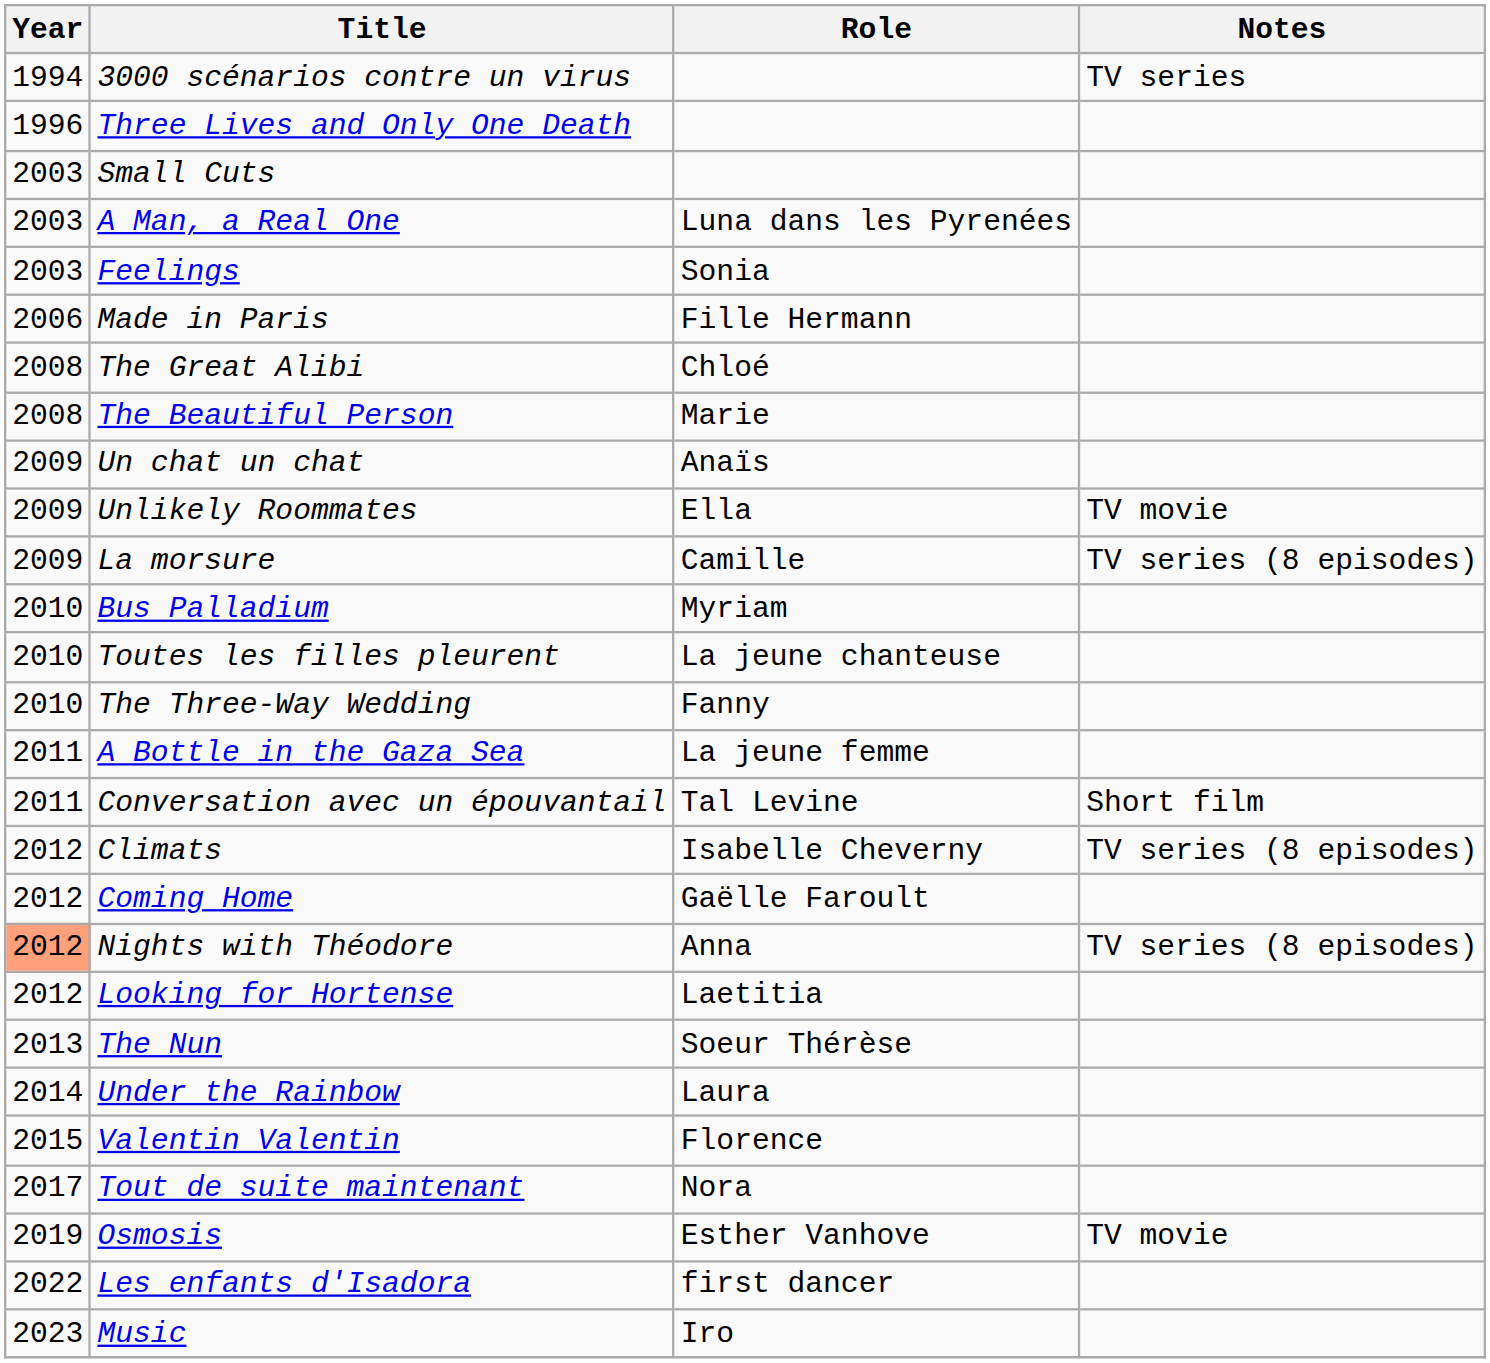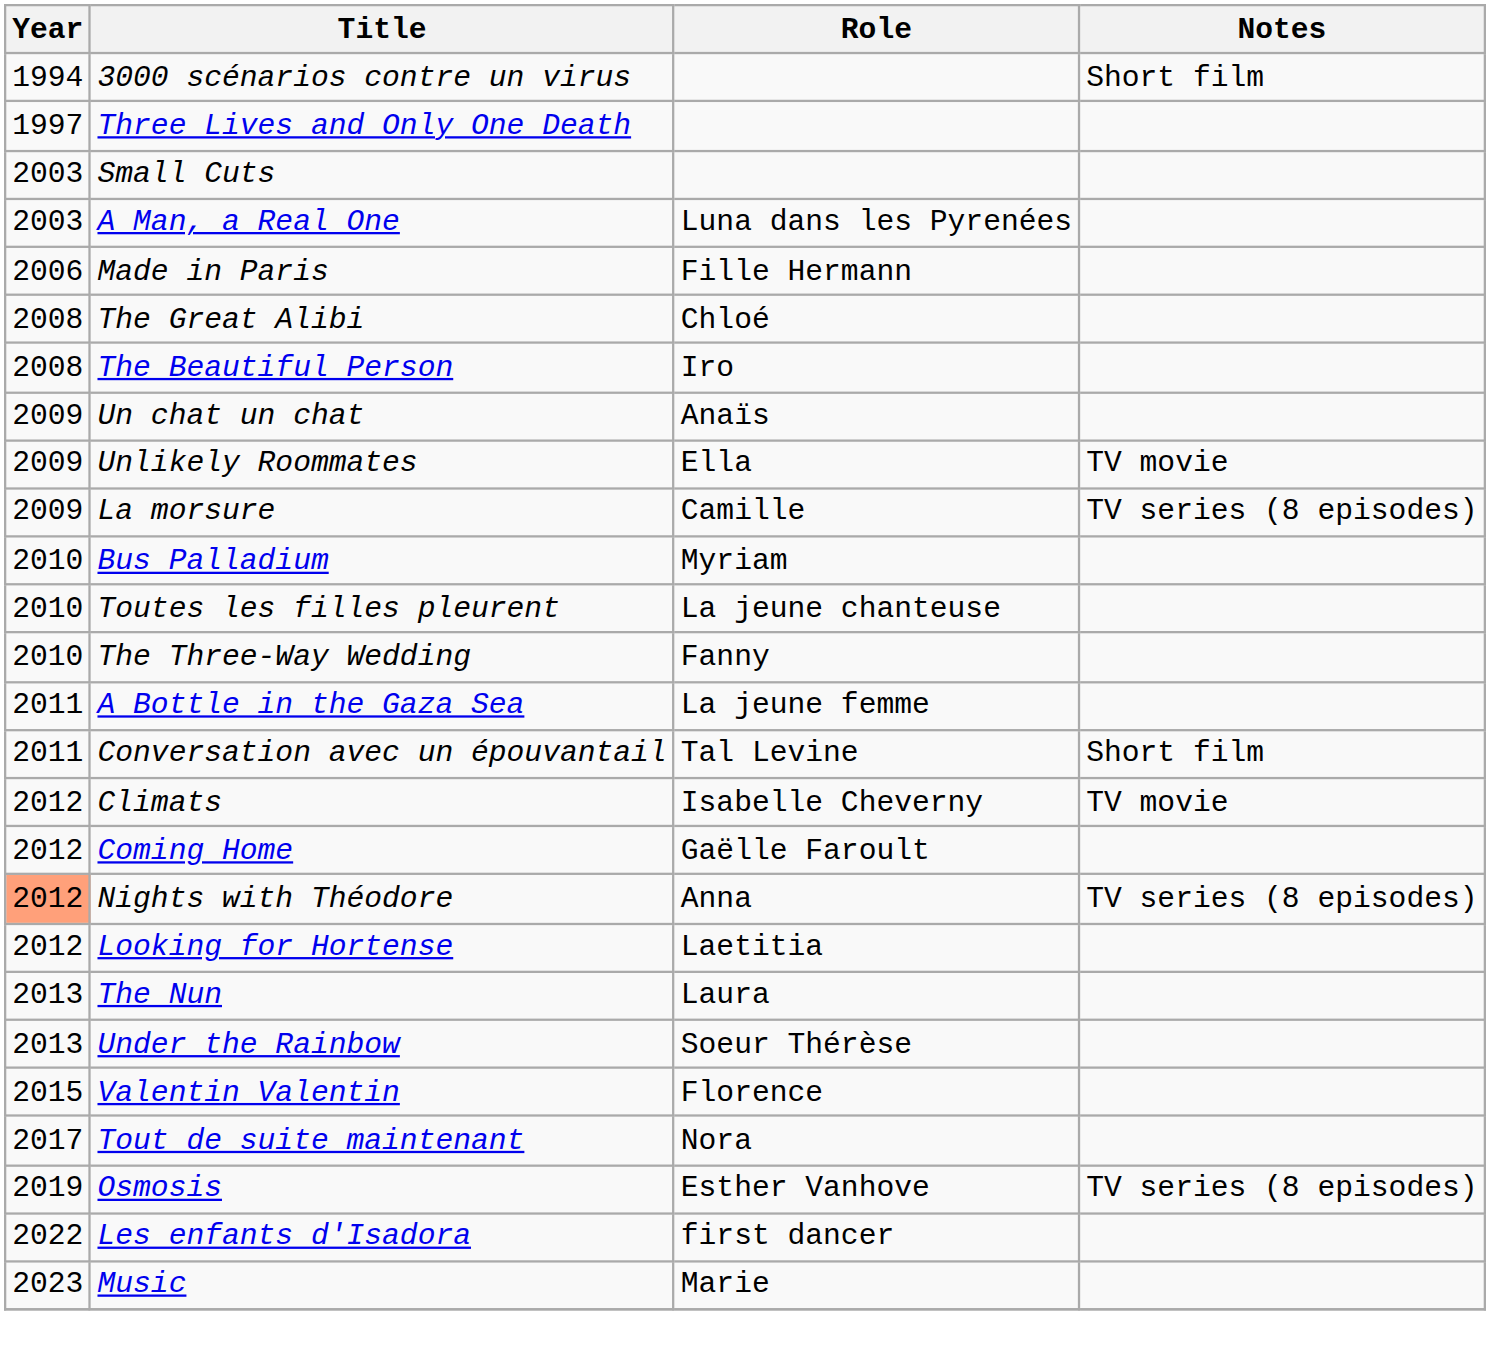(1166, 78) TV series -> (1175, 78) Short film
(48, 126) 1996 -> (48, 126) 1997
- row: (169, 271)
(725, 416) Marie -> (707, 367) Iro
(1282, 851) TV series (8 episodes) -> (1157, 802) TV movie
(796, 1044) Soeur Thérèse -> (725, 995) Laura
(48, 1092) 2014 -> (48, 1044) 2013
(725, 1092) Laura -> (796, 1044) Soeur Thérèse
(1157, 1237) TV movie -> (1282, 1189) TV series (8 episodes)
(707, 1334) Iro -> (725, 1285) Marie
